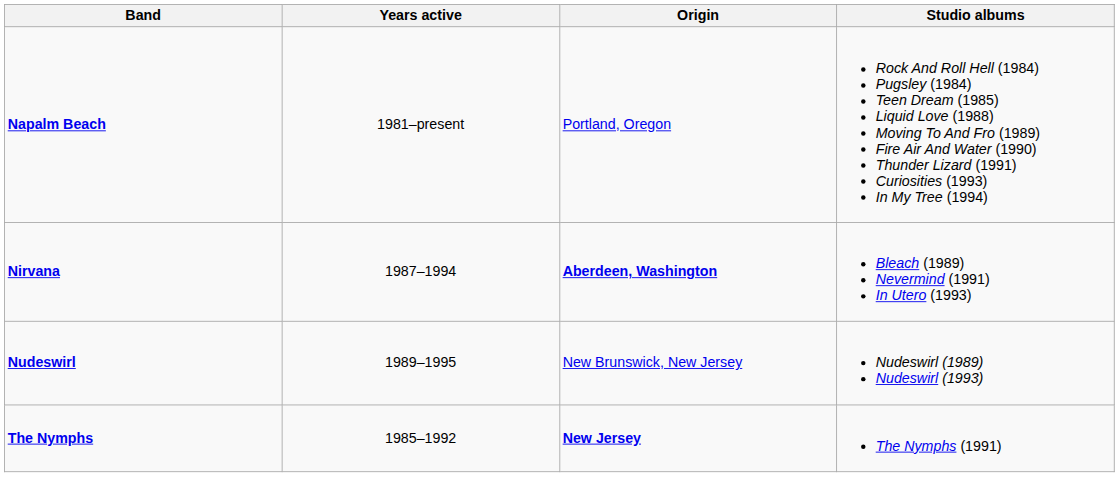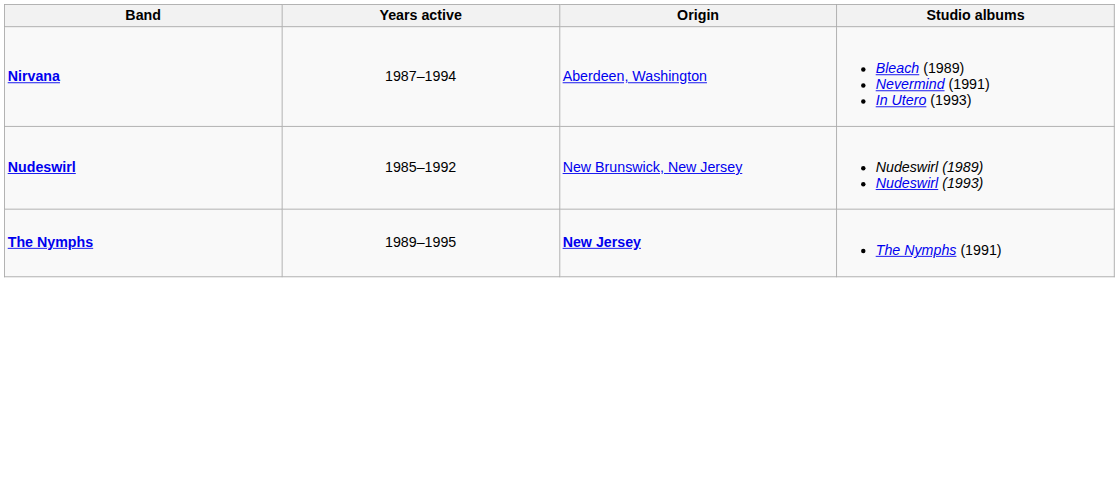- row: (57, 124)
(640, 271) bold -> (635, 76) normal
(421, 363) 1989–1995 -> (421, 167) 1985–1992
(421, 438) 1985–1992 -> (421, 242) 1989–1995
